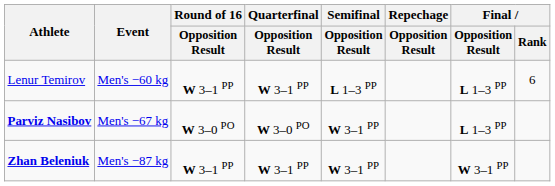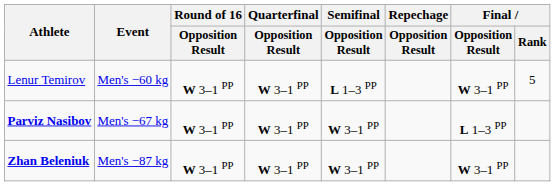(483, 88) L 1–3 PP -> (483, 88) W 3–1 PP
(532, 80) 6 -> (532, 80) 5
(208, 128) W 3–0 PO -> (208, 128) W 3–1 PP
(283, 128) W 3–0 PO -> (283, 128) W 3–1 PP
